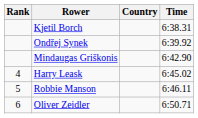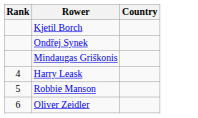- column: (177, 12)
